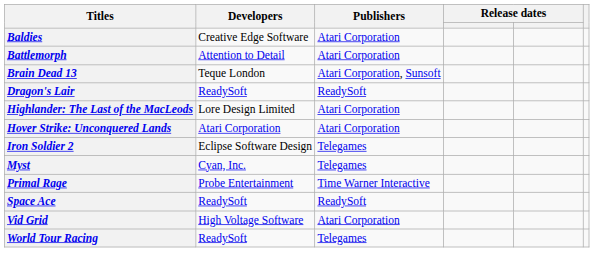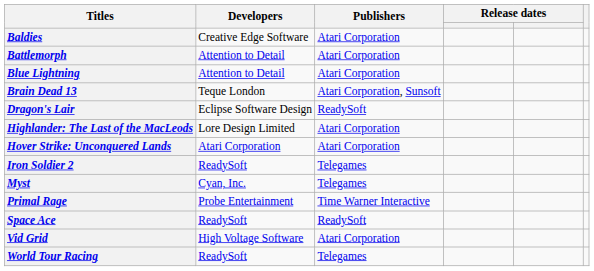+ row: (43, 73)
(223, 92) ReadySoft -> (255, 110) Eclipse Software Design
(255, 146) Eclipse Software Design -> (223, 165) ReadySoft
